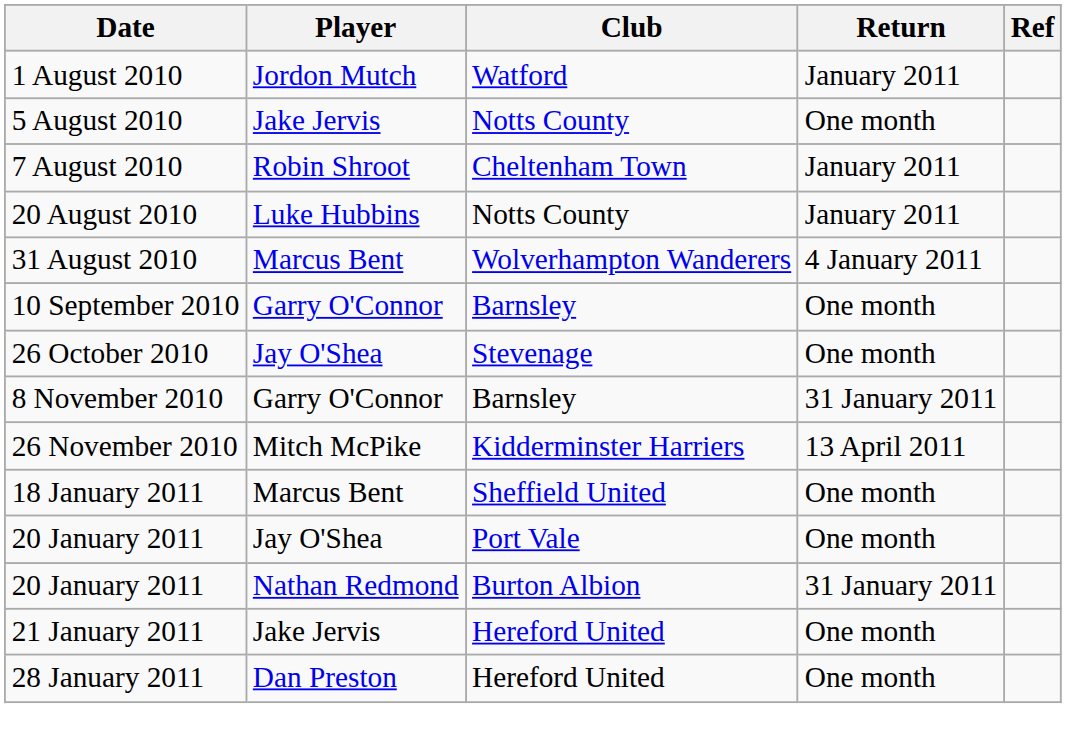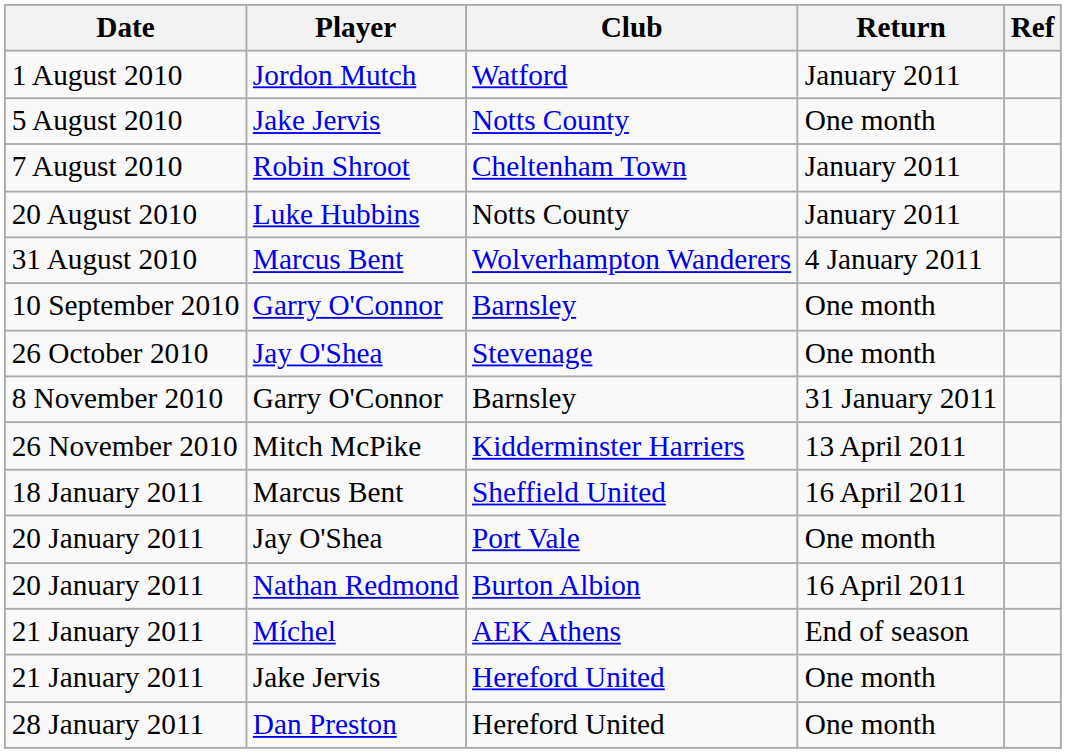(870, 492) One month -> (886, 492) 16 April 2011
(901, 584) 31 January 2011 -> (886, 584) 16 April 2011
+ row: (108, 631)
